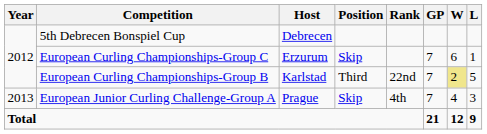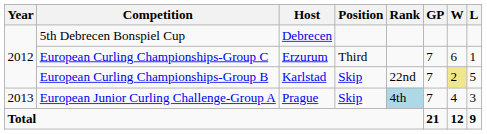(350, 56) Skip -> (353, 56) Third
(353, 77) Third -> (350, 77) Skip
(398, 98) no background -> (398, 98) lightblue background
